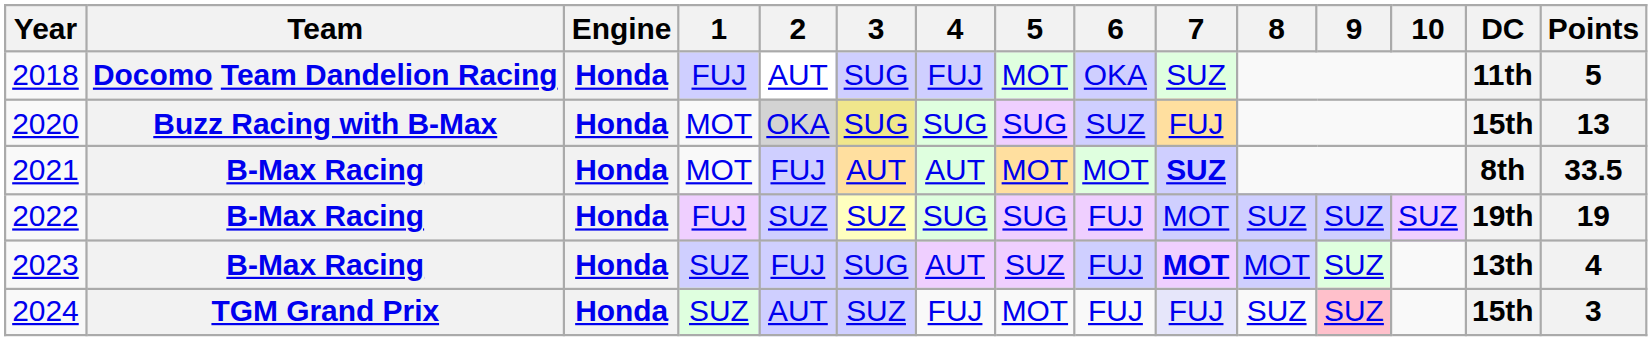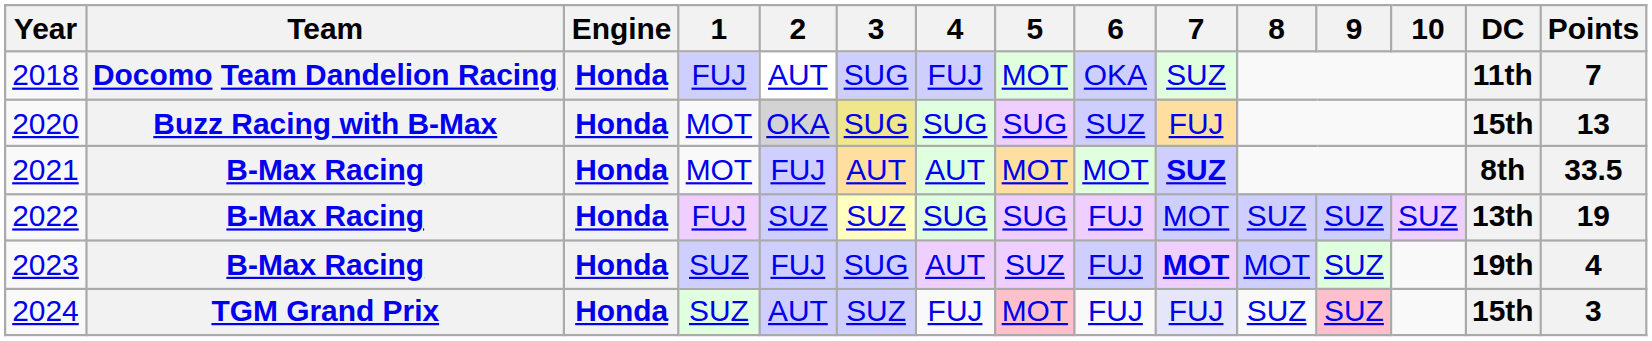(1593, 75) 5 -> (1593, 75) 7
(1503, 217) 19th -> (1503, 217) 13th
(1503, 264) 13th -> (1503, 264) 19th
(1035, 311) no background -> (1035, 311) pink background
